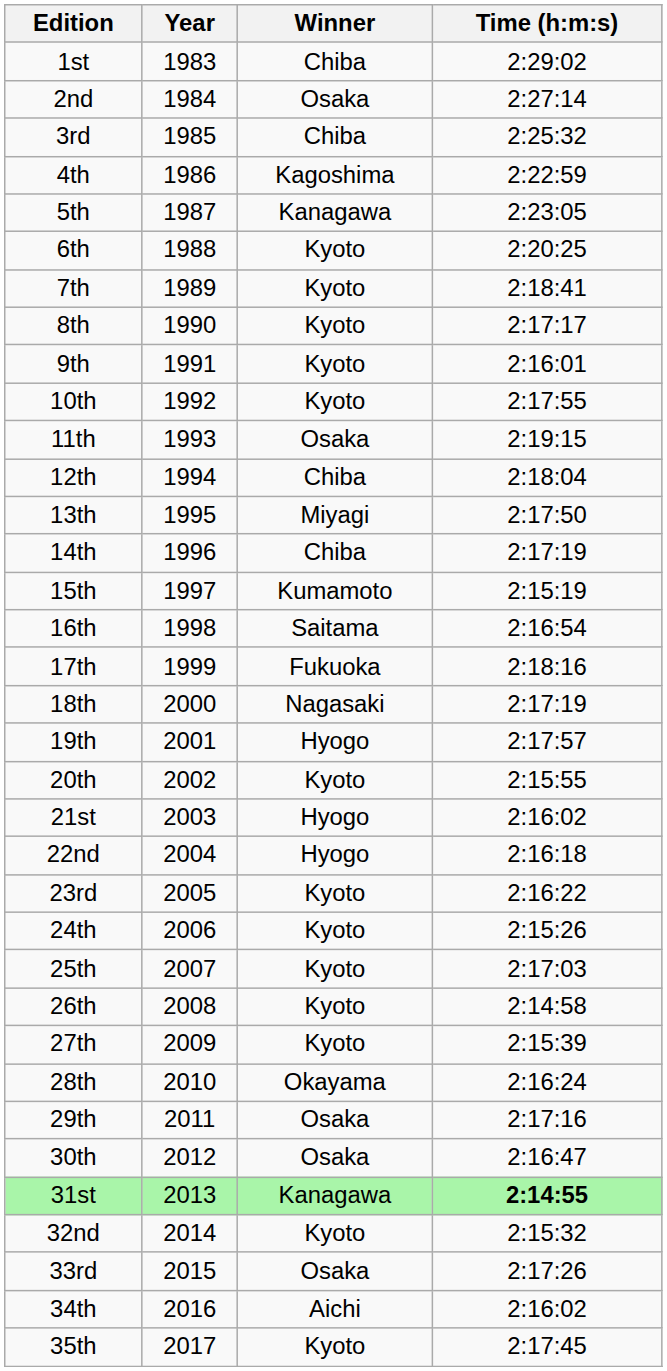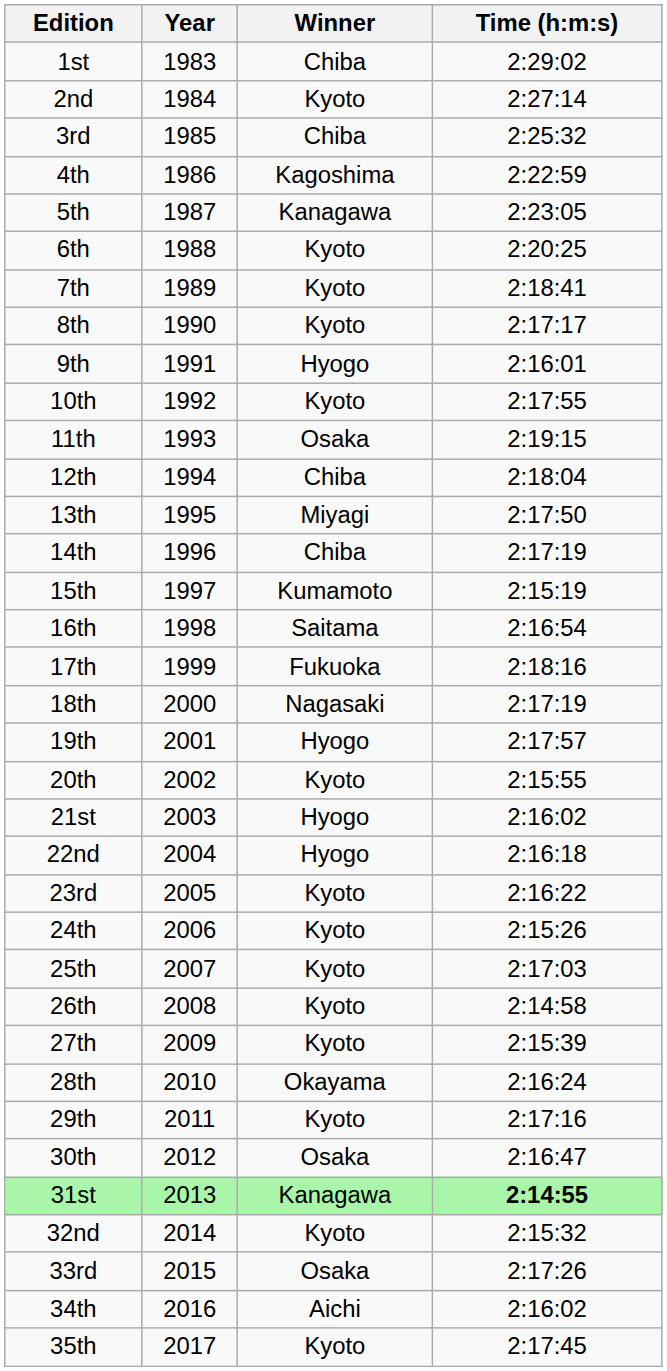(335, 99) Osaka -> (335, 99) Kyoto
(335, 363) Kyoto -> (335, 363) Hyogo
(335, 1119) Osaka -> (335, 1119) Kyoto
